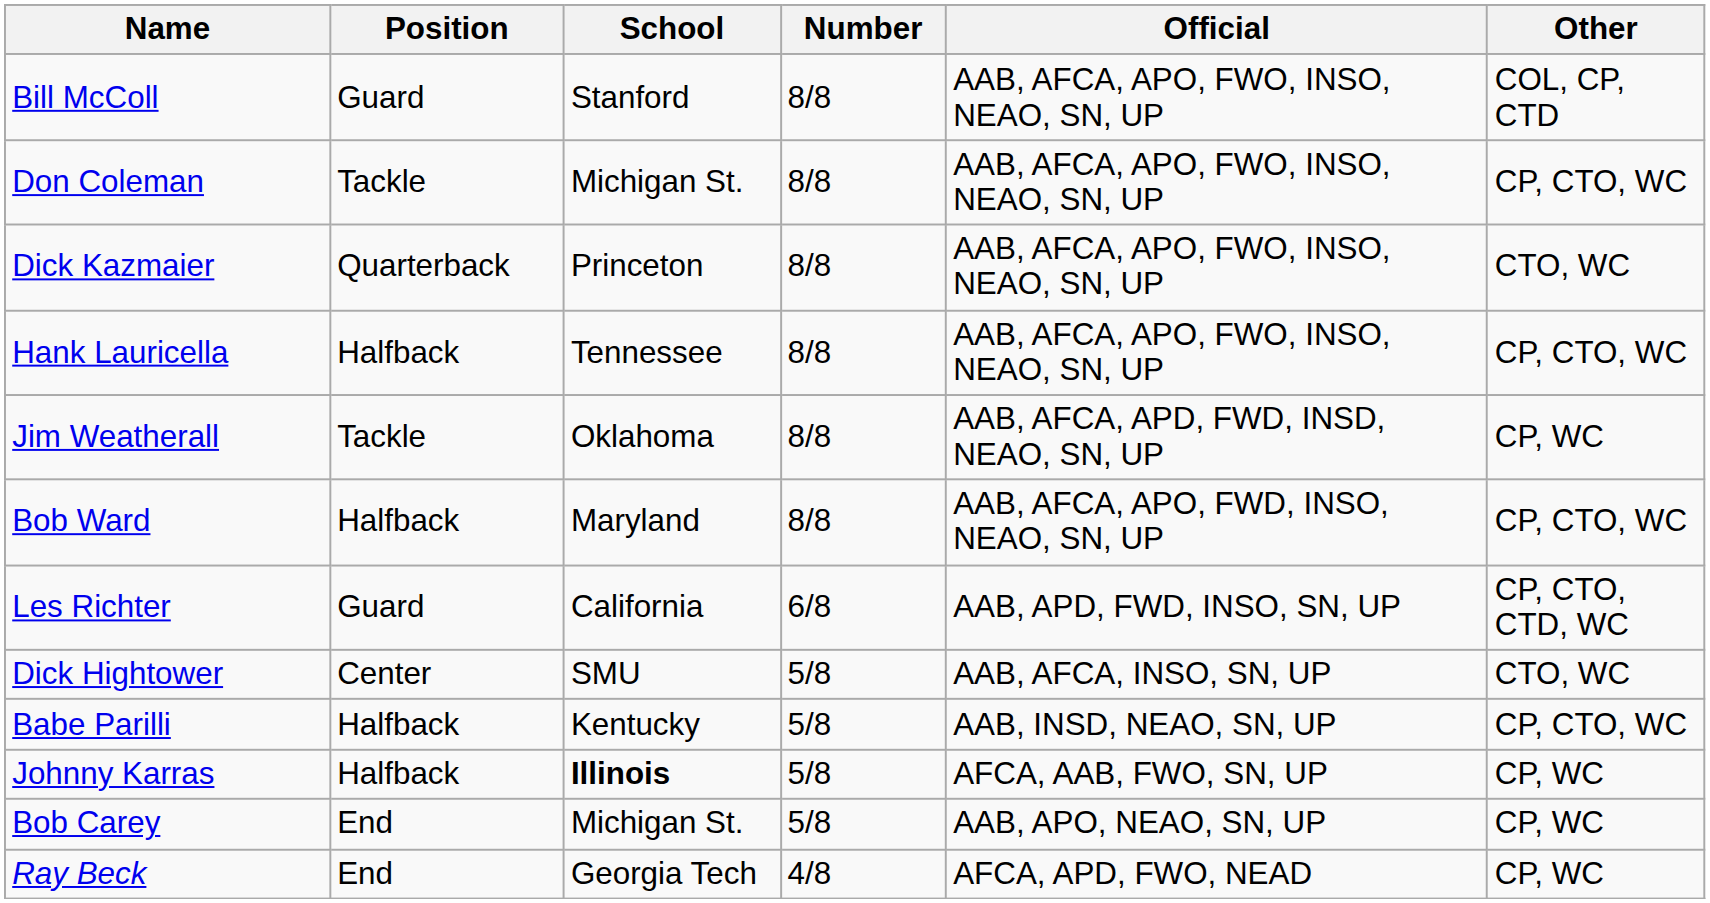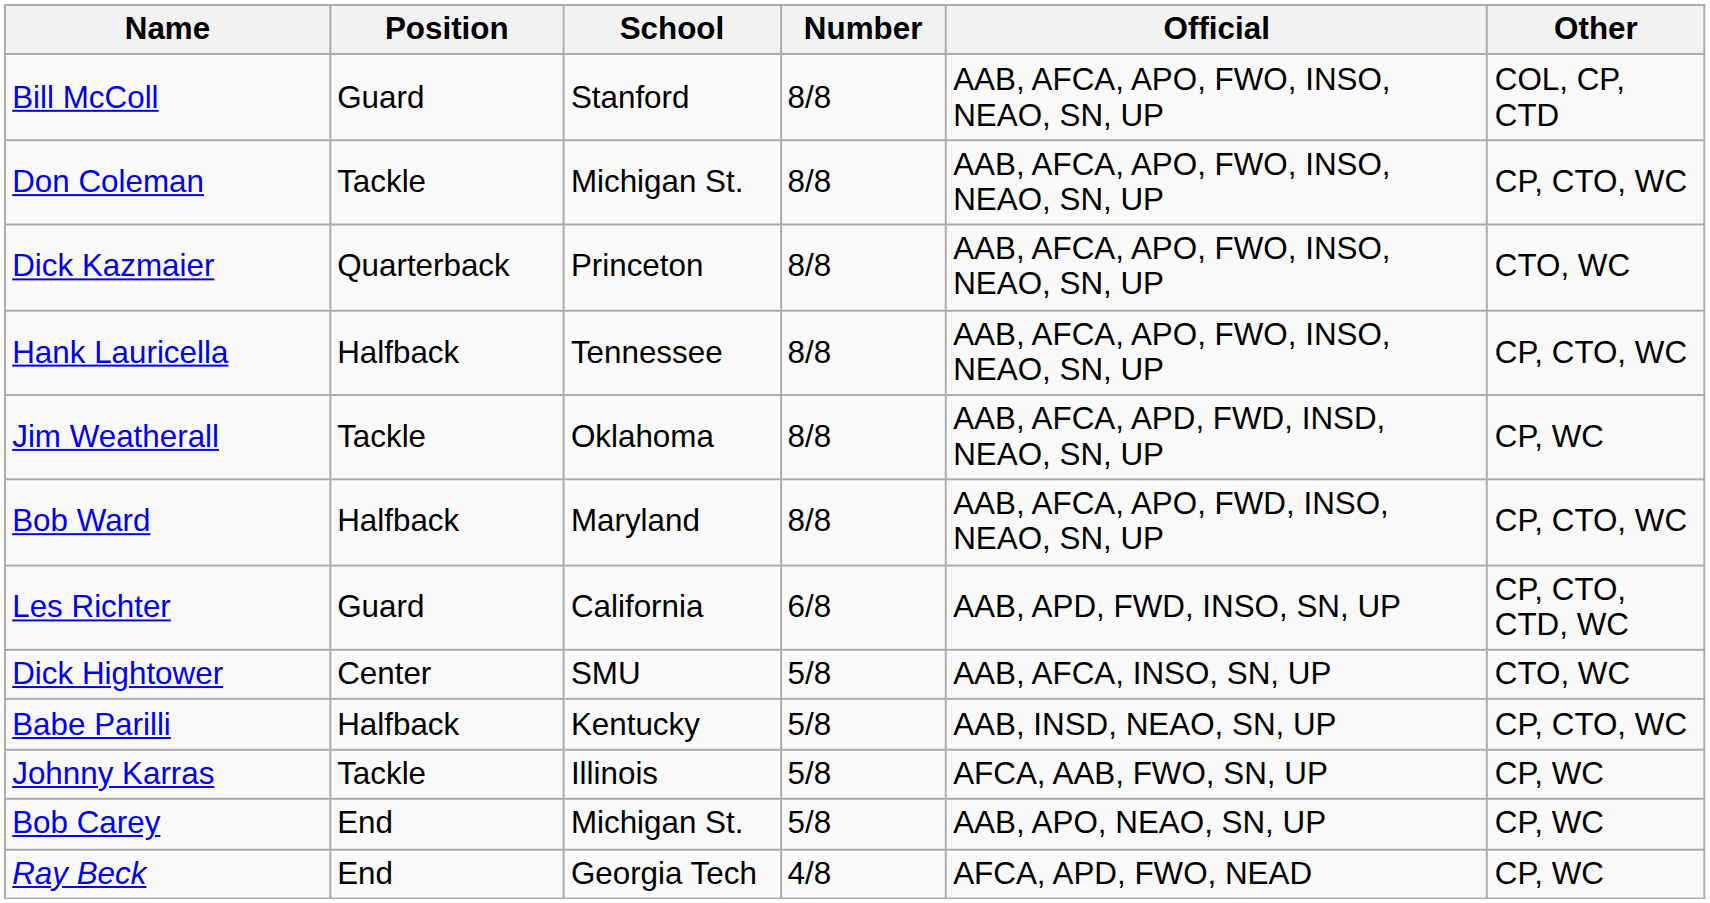(398, 773) Halfback -> (382, 773) Tackle
(621, 773) bold -> (614, 773) normal
